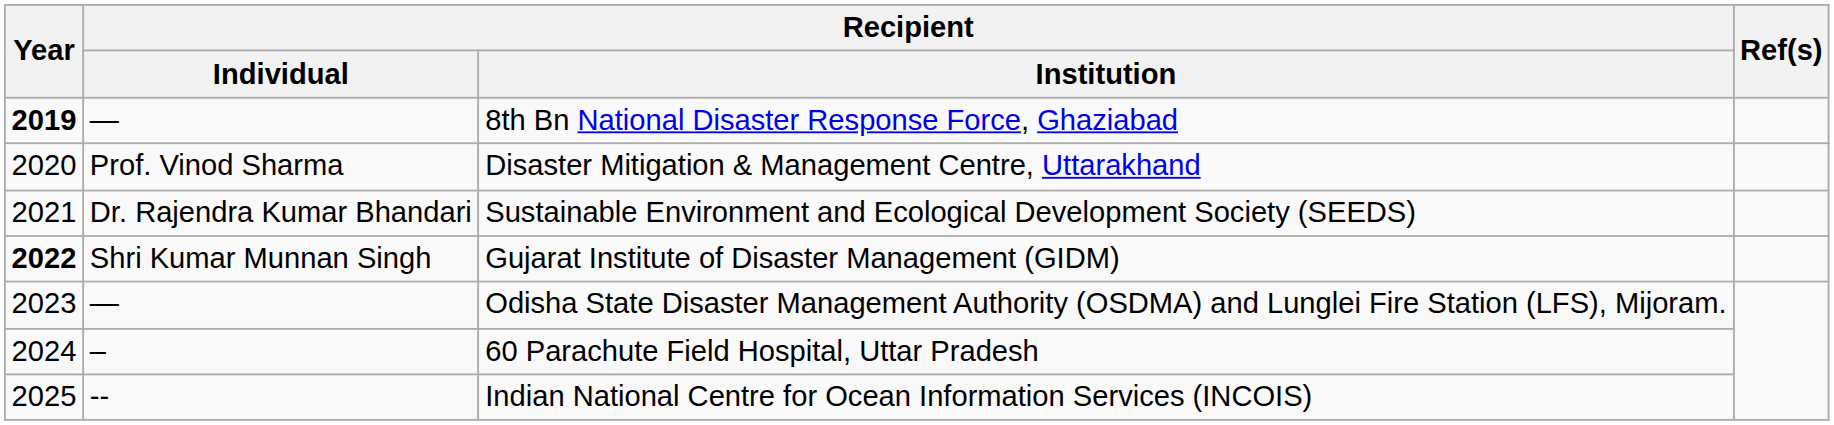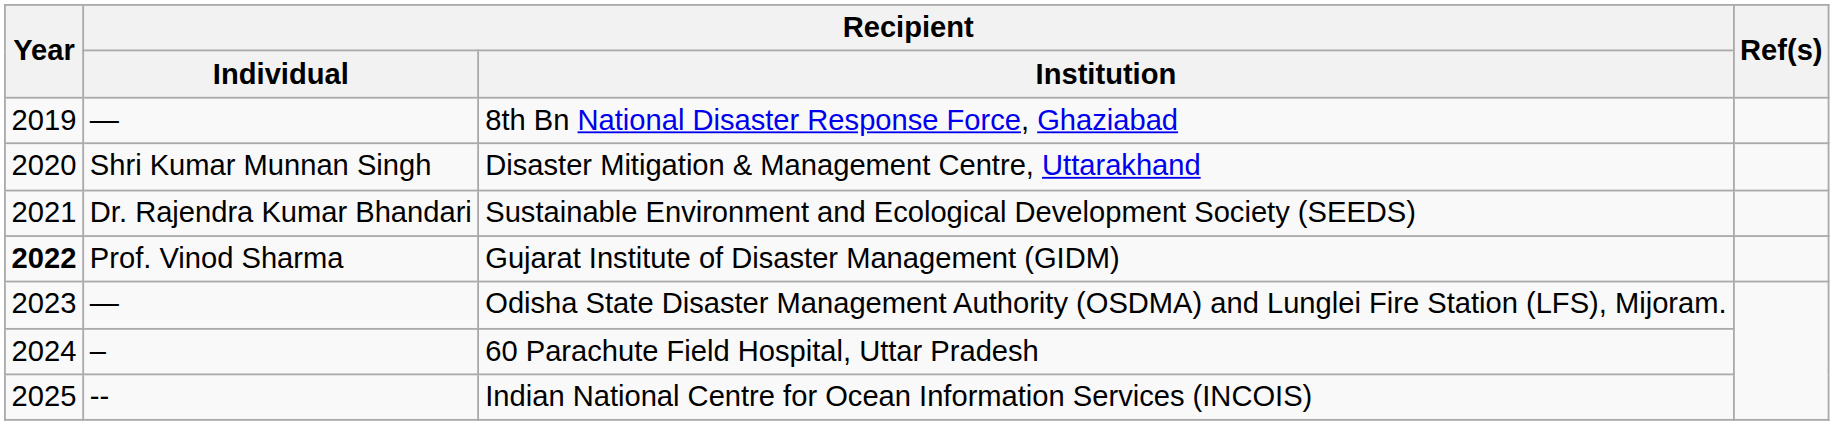(44, 119) bold -> (44, 119) normal
(217, 166) Prof. Vinod Sharma -> (261, 166) Shri Kumar Munnan Singh
(261, 258) Shri Kumar Munnan Singh -> (217, 258) Prof. Vinod Sharma
